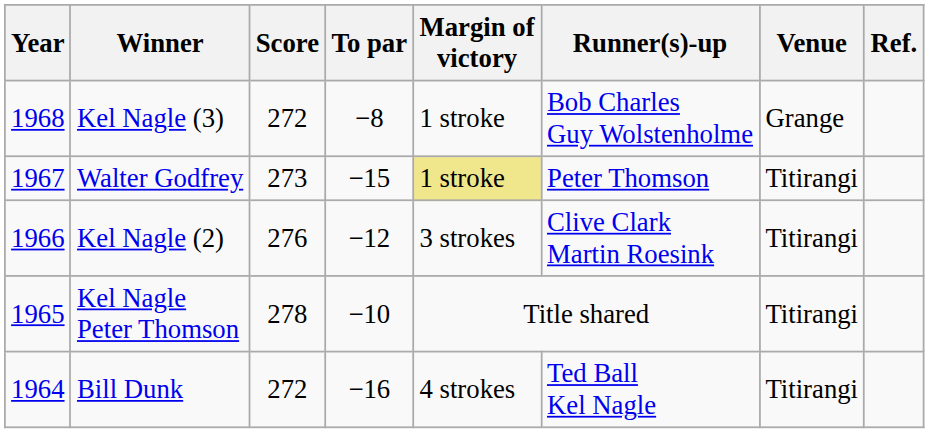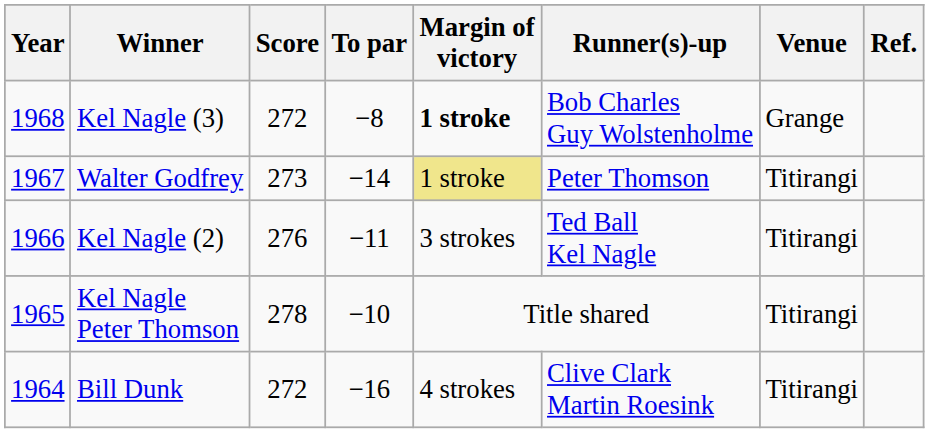(462, 118) normal -> (465, 118) bold
(369, 178) −15 -> (369, 178) −14
(369, 238) −12 -> (369, 238) −11
(631, 238) Clive Clark Martin Roesink -> (602, 238) Ted Ball Kel Nagle
(602, 389) Ted Ball Kel Nagle -> (631, 389) Clive Clark Martin Roesink
